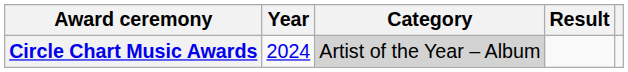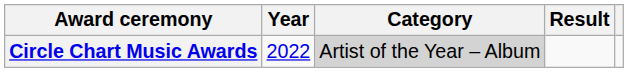(288, 51) 2024 -> (288, 51) 2022
